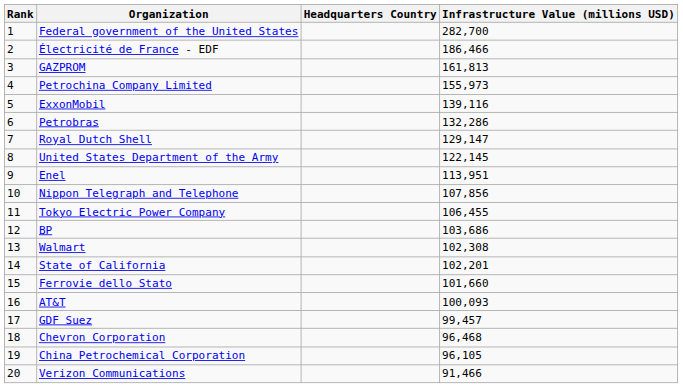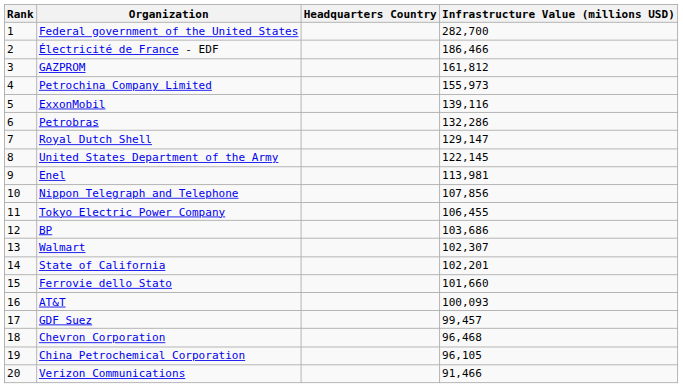(465, 67) 161,813 -> (465, 67) 161,812
(465, 176) 113,951 -> (465, 176) 113,981
(465, 248) 102,308 -> (465, 248) 102,307
